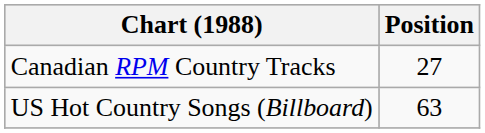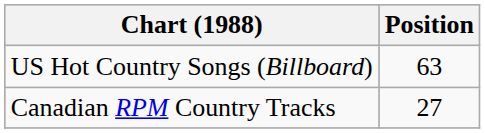rows swapped: (173, 66) <-> (192, 107)
